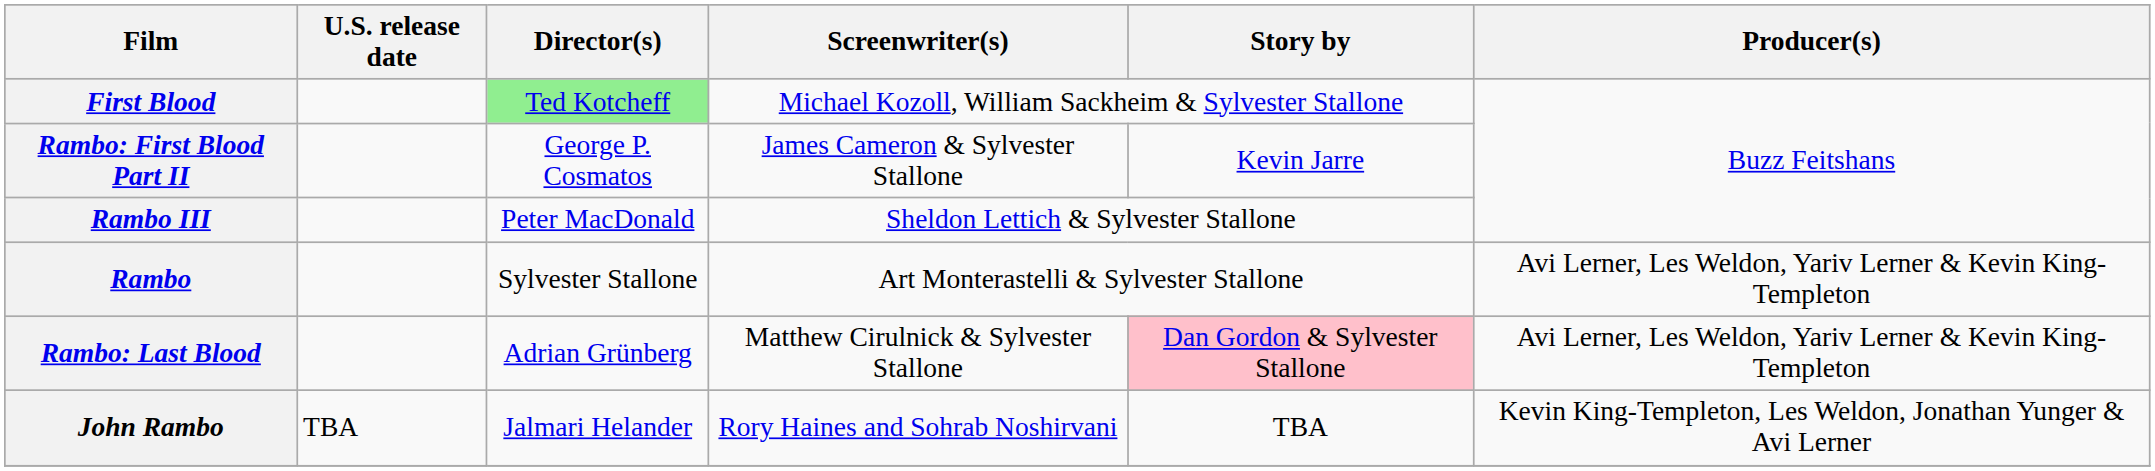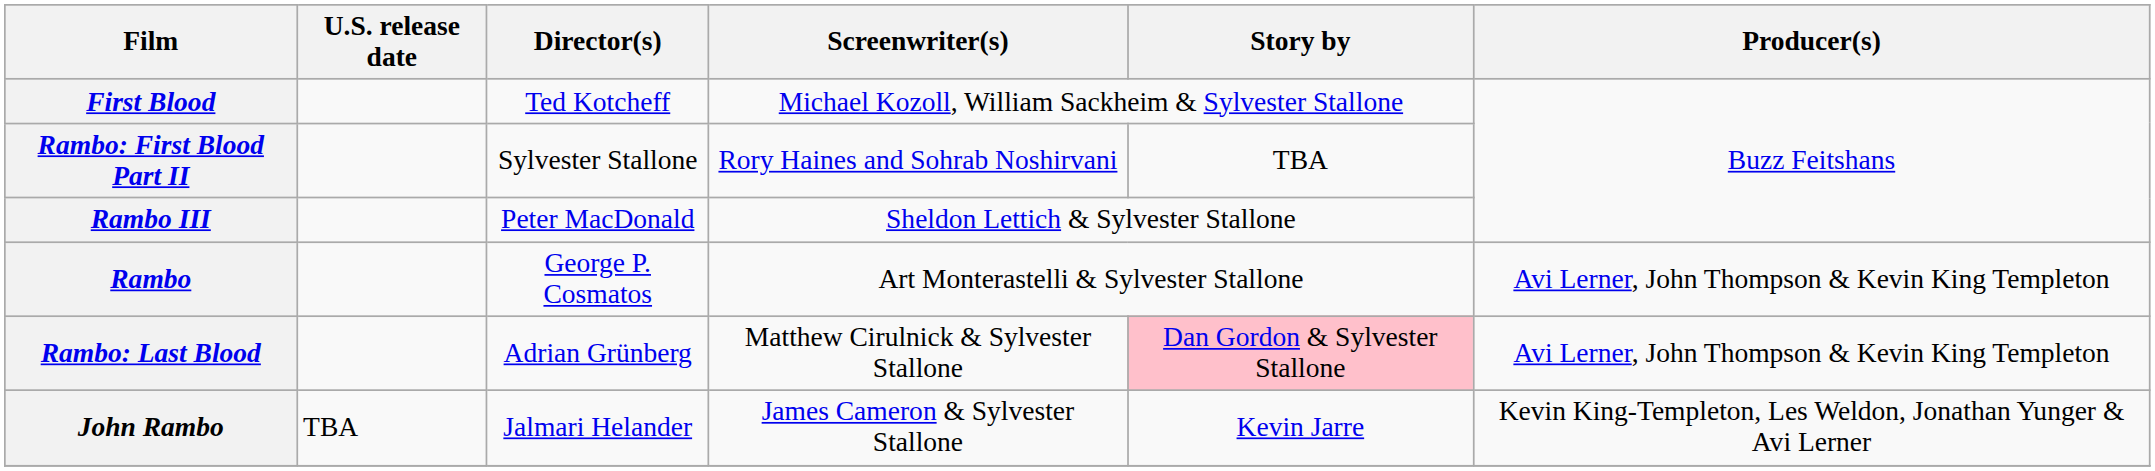(598, 100) lightgreen background -> (598, 100) no background
(598, 160) George P. Cosmatos -> (598, 160) Sylvester Stallone
(918, 160) James Cameron & Sylvester Stallone -> (918, 160) Rory Haines and Sohrab Noshirvani
(1300, 160) Kevin Jarre -> (1300, 160) TBA
(598, 278) Sylvester Stallone -> (598, 278) George P. Cosmatos
(1812, 278) Avi Lerner, Les Weldon, Yariv Lerner & Kevin King-Templeton -> (1812, 278) Avi Lerner, John Thompson & Kevin King Templeton
(1812, 352) Avi Lerner, Les Weldon, Yariv Lerner & Kevin King-Templeton -> (1812, 352) Avi Lerner, John Thompson & Kevin King Templeton
(918, 427) Rory Haines and Sohrab Noshirvani -> (918, 427) James Cameron & Sylvester Stallone
(1300, 427) TBA -> (1300, 427) Kevin Jarre
